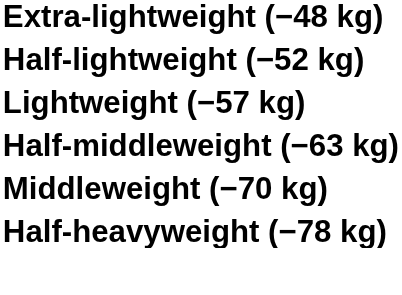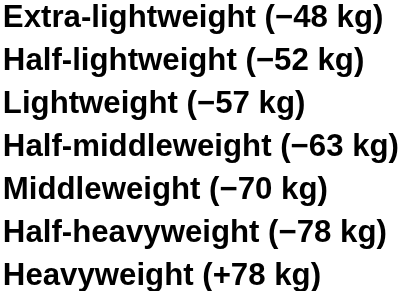+ row: (162, 274)
